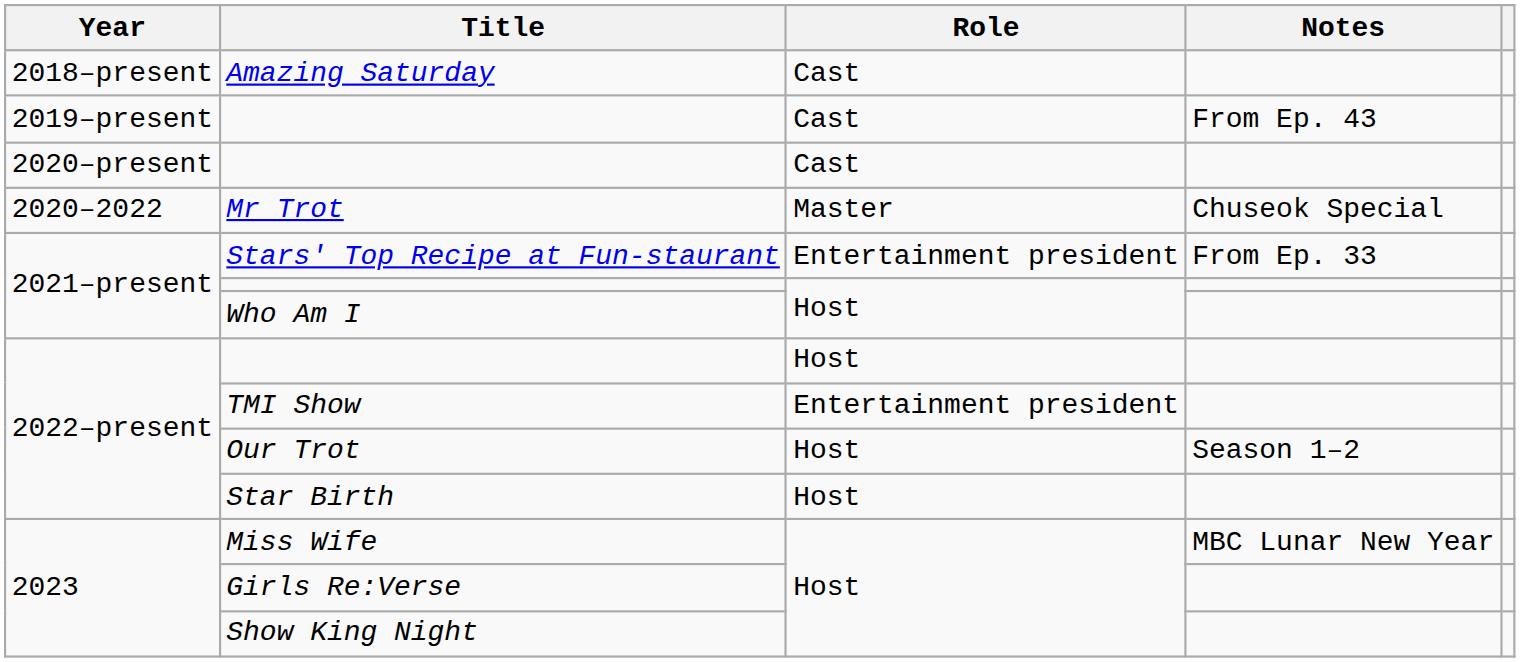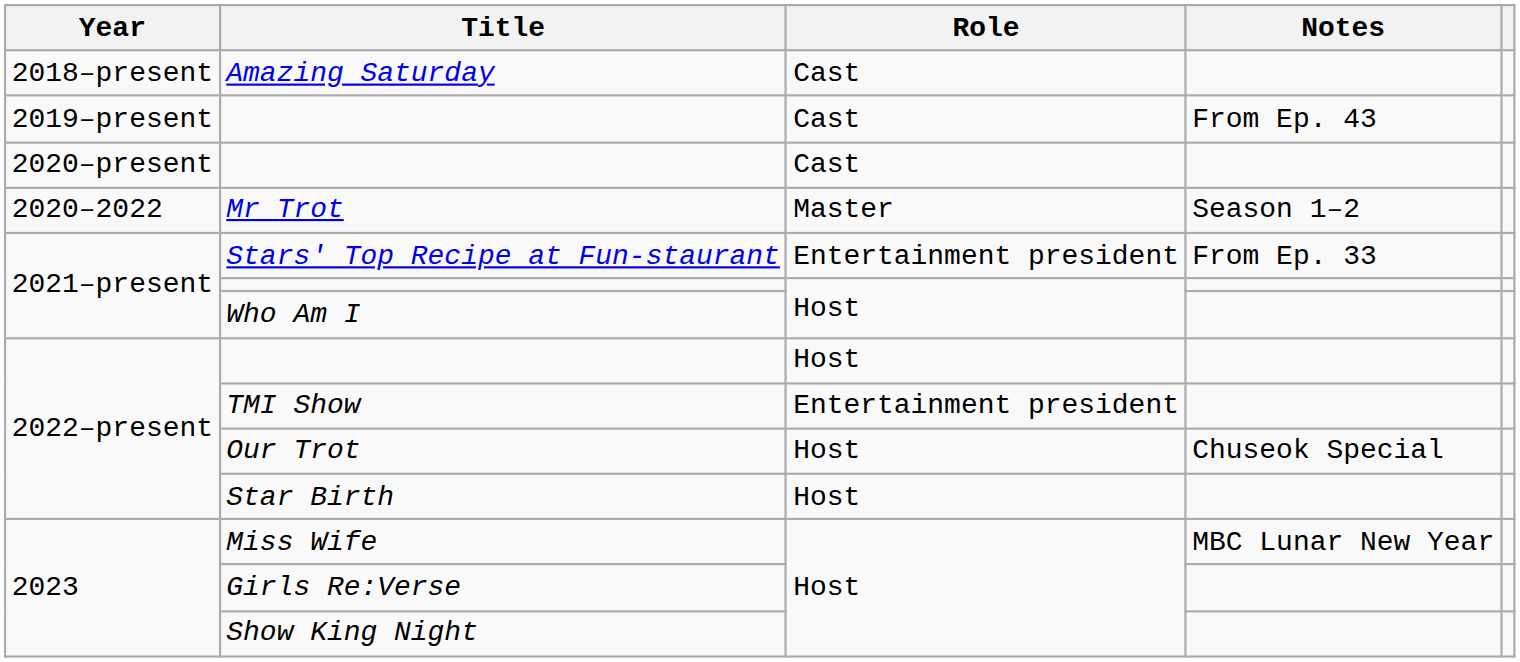(1318, 210) Chuseok Special -> (1276, 210) Season 1–2
(1276, 451) Season 1–2 -> (1318, 451) Chuseok Special
